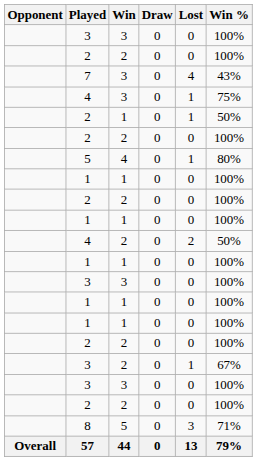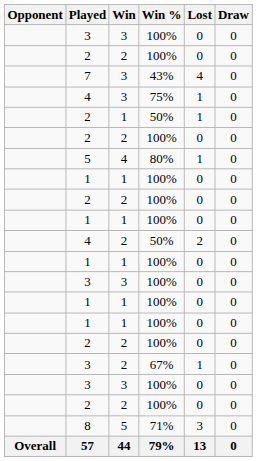columns swapped: (157, 14) <-> (229, 14)
